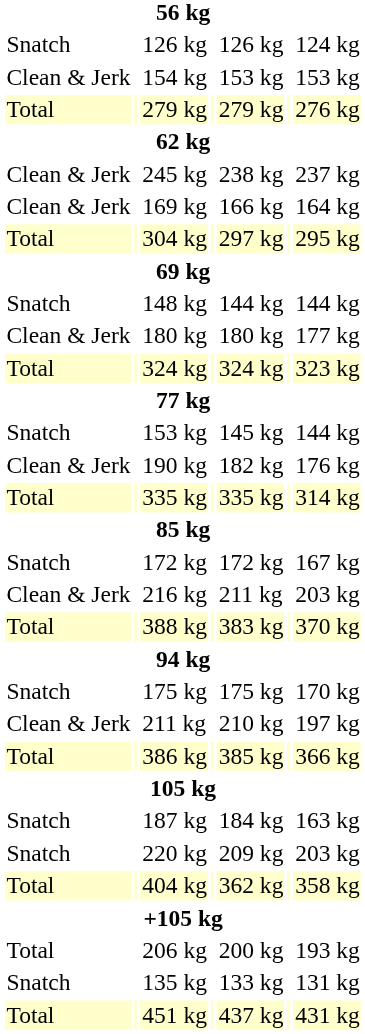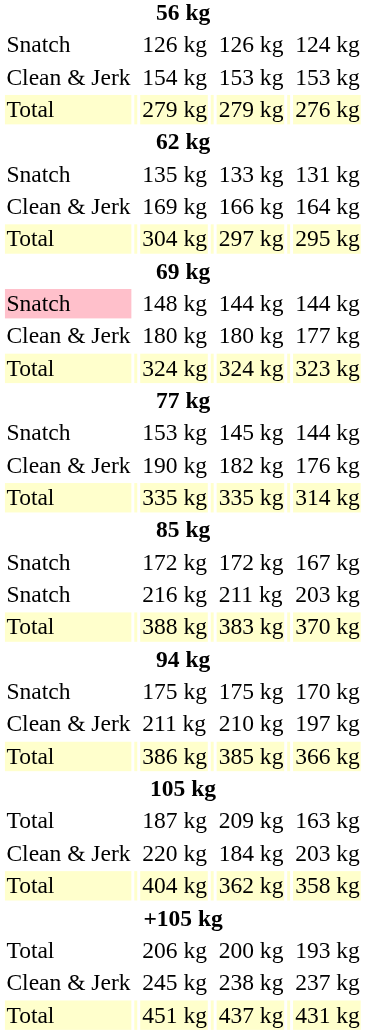rows swapped: (175, 982) <-> (175, 174)
(38, 303) no background -> (38, 303) pink background
(68, 594) Clean & Jerk -> (38, 594) Snatch
(38, 820) Snatch -> (30, 820) Total
(251, 820) 184 kg -> (251, 820) 209 kg
(38, 853) Snatch -> (68, 853) Clean & Jerk
(251, 853) 209 kg -> (251, 853) 184 kg
